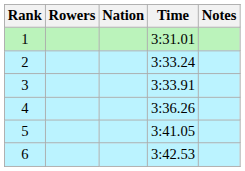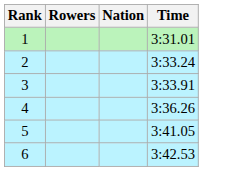- column: (219, 16)
